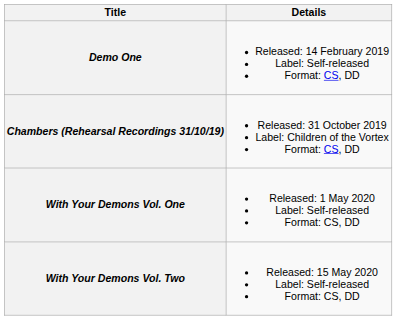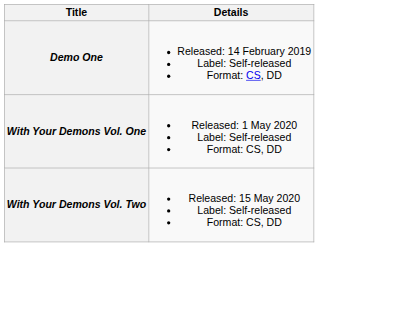- row: (115, 131)
